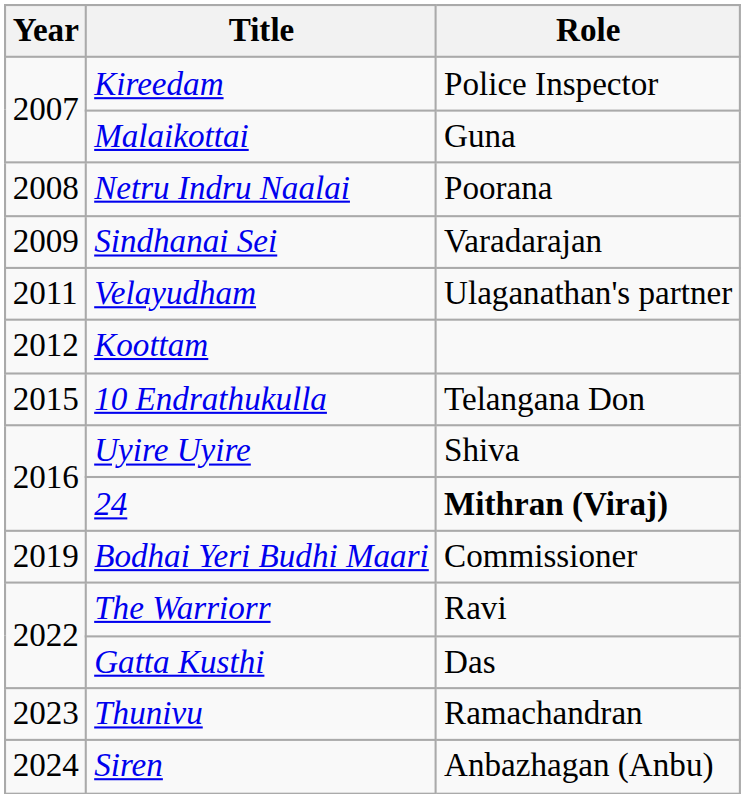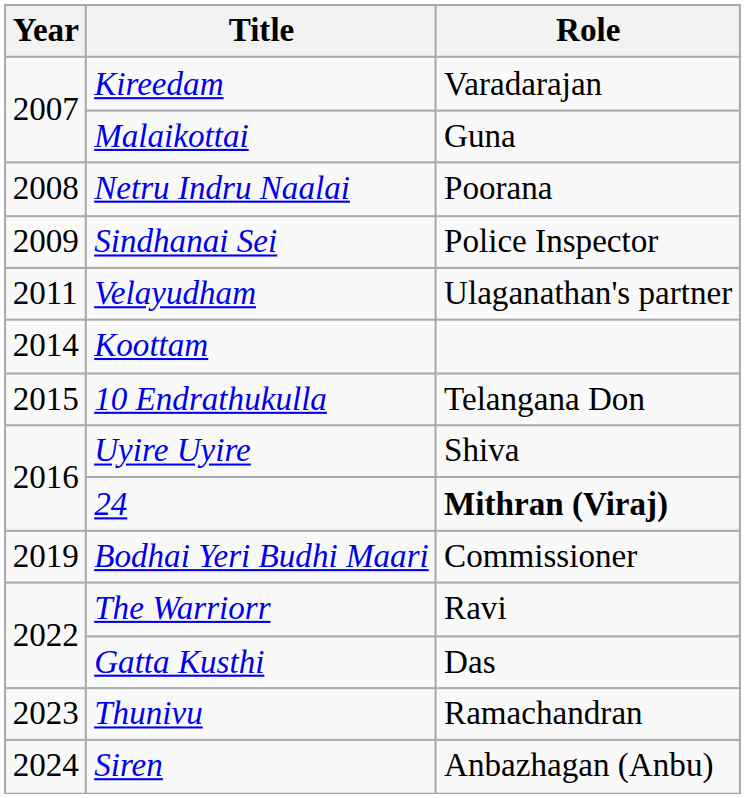(551, 83) Police Inspector -> (523, 83) Varadarajan
(523, 240) Varadarajan -> (551, 240) Police Inspector
(46, 345) 2012 -> (46, 345) 2014
